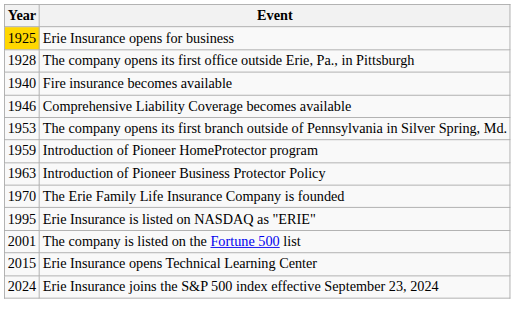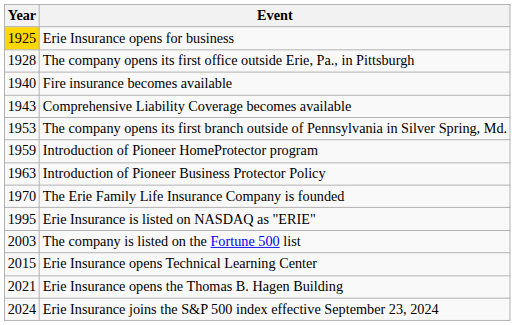(22, 106) 1946 -> (22, 106) 1943
(22, 241) 2001 -> (22, 241) 2003
+ row: (193, 286)
